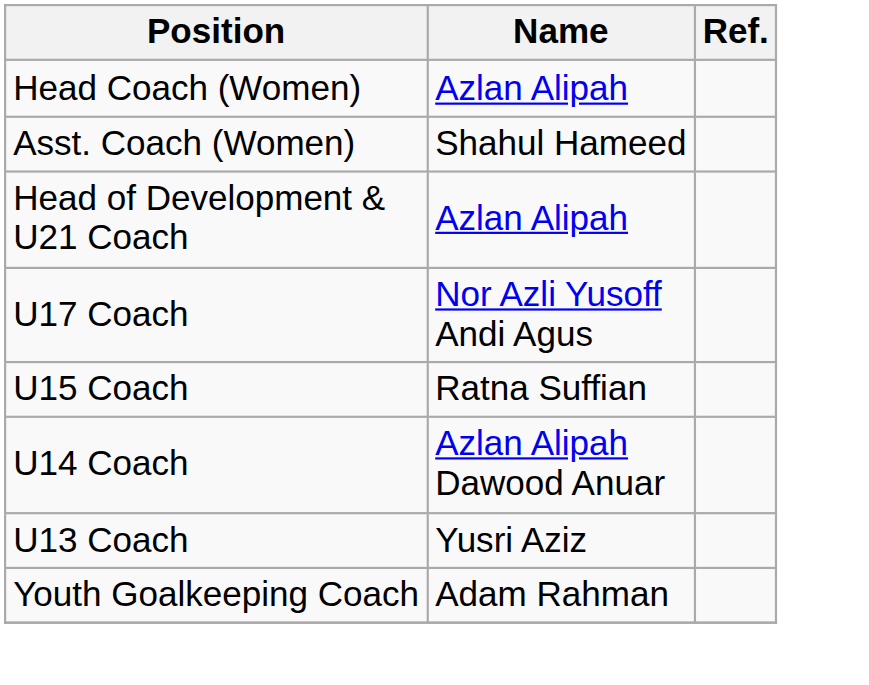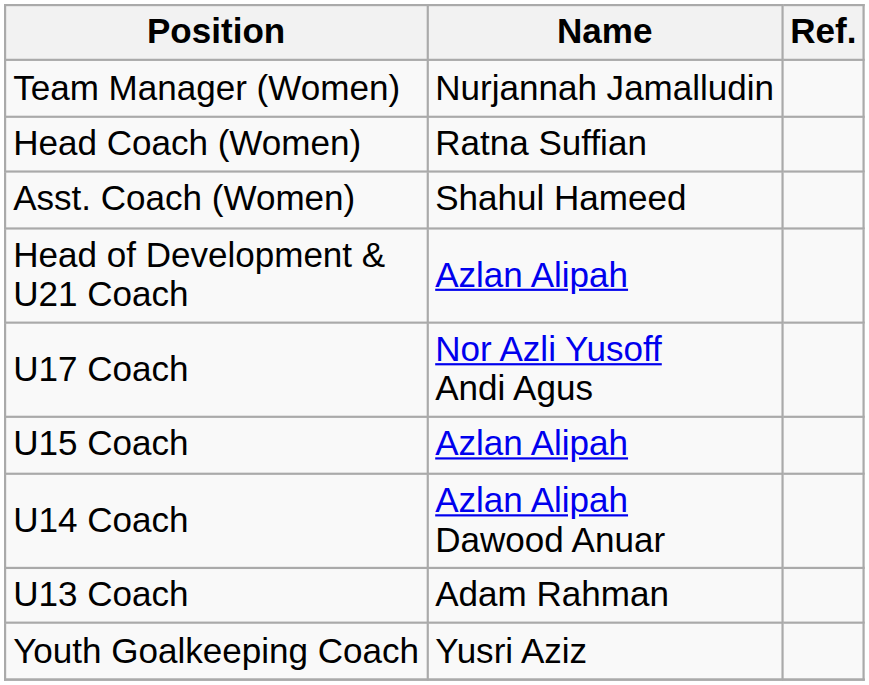+ row: (207, 87)
(532, 87) Azlan Alipah -> (541, 143) Ratna Suffian
(541, 388) Ratna Suffian -> (532, 444) Azlan Alipah
(511, 539) Yusri Aziz -> (552, 595) Adam Rahman
(552, 595) Adam Rahman -> (511, 650) Yusri Aziz
